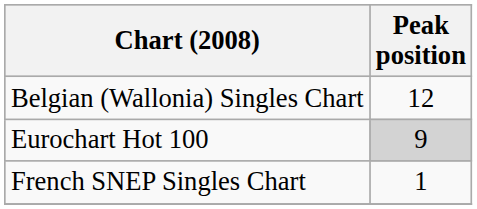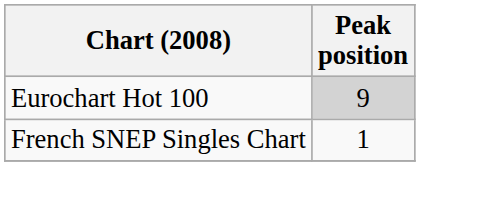- row: (187, 97)
